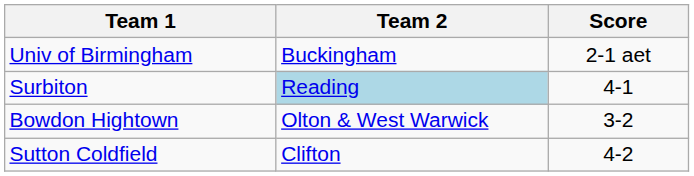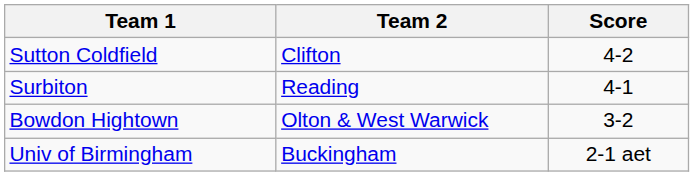rows swapped: (83, 154) <-> (101, 54)
(320, 87) lightblue background -> (320, 87) no background
